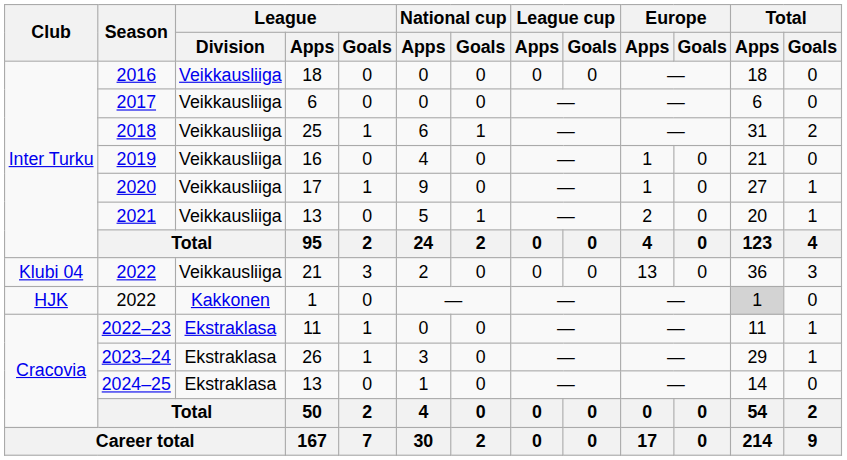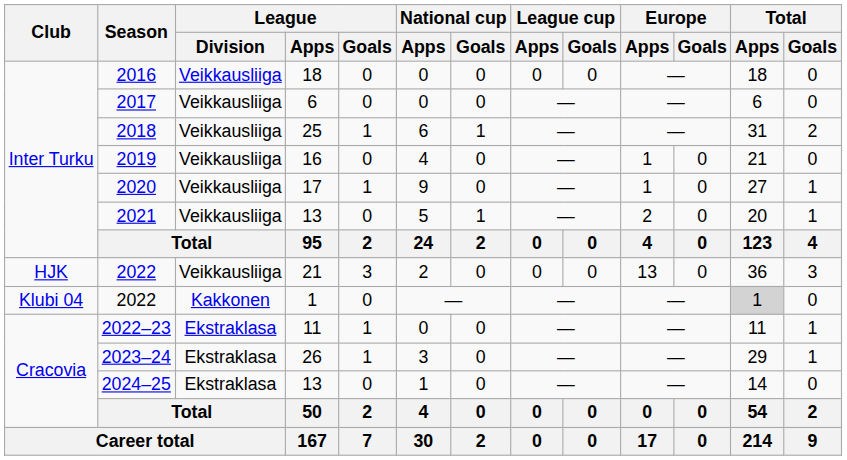(51, 272) Klubi 04 -> (51, 272) HJK
(51, 300) HJK -> (51, 300) Klubi 04
